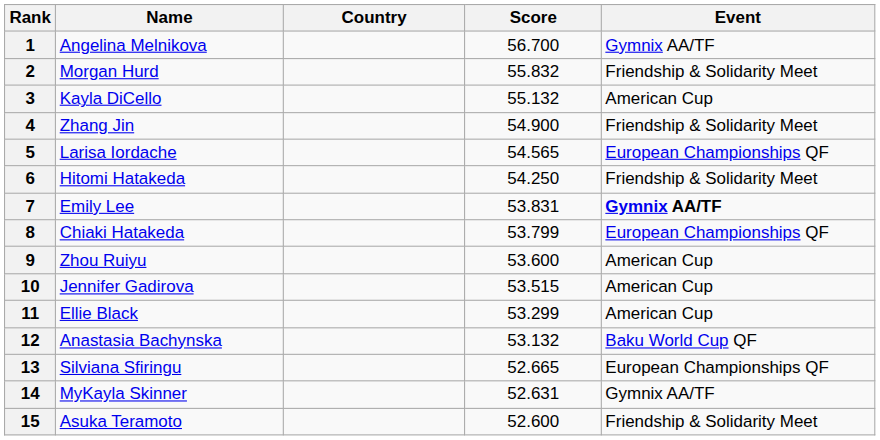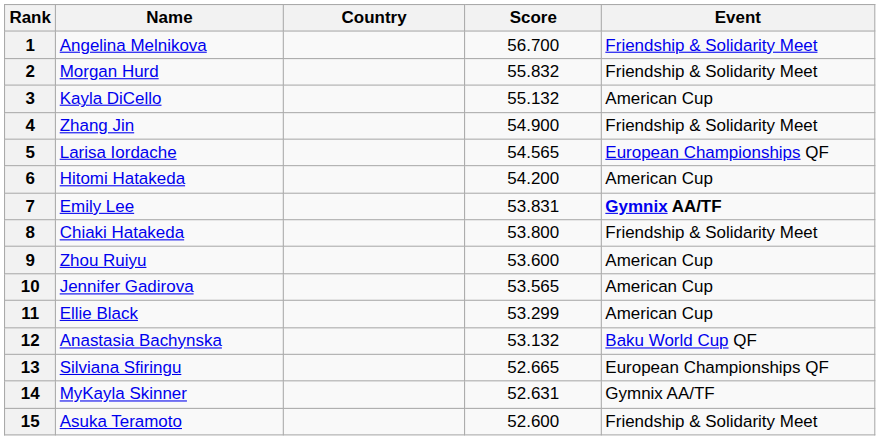(660, 44) Gymnix AA/TF -> (711, 44) Friendship & Solidarity Meet
(533, 179) 54.250 -> (533, 179) 54.200
(711, 179) Friendship & Solidarity Meet -> (659, 179) American Cup
(533, 233) 53.799 -> (533, 233) 53.800
(717, 233) European Championships QF -> (711, 233) Friendship & Solidarity Meet
(533, 286) 53.515 -> (533, 286) 53.565
